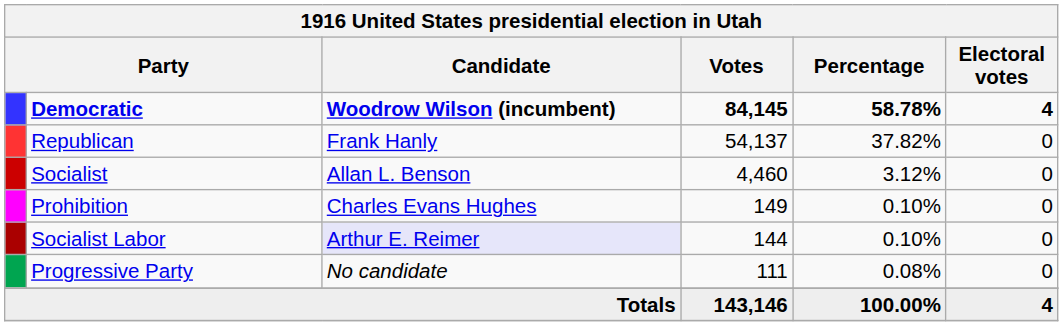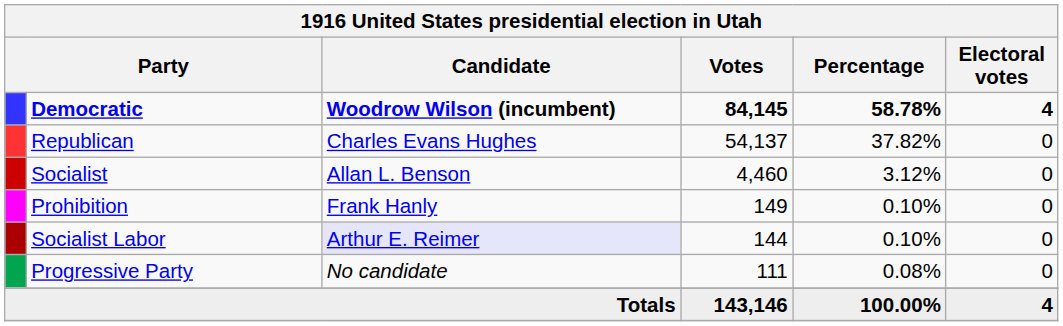(382, 142) Frank Hanly -> (432, 142) Charles Evans Hughes
(432, 206) Charles Evans Hughes -> (382, 206) Frank Hanly
